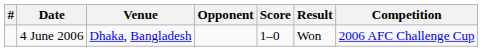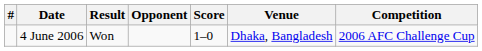columns swapped: (141, 14) <-> (315, 14)
